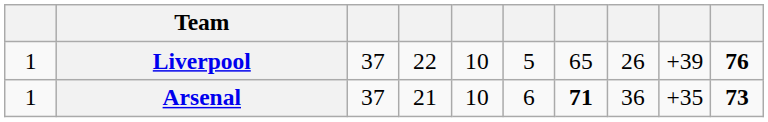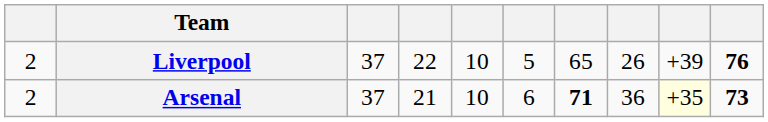(31, 60) 1 -> (31, 60) 2
(31, 97) 1 -> (31, 97) 2
(685, 97) no background -> (685, 97) lightyellow background
